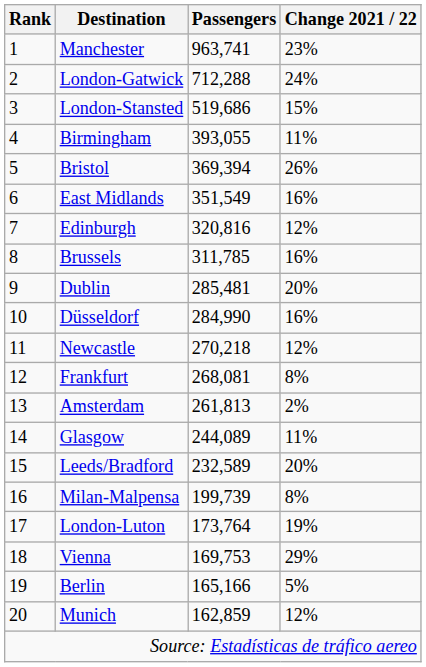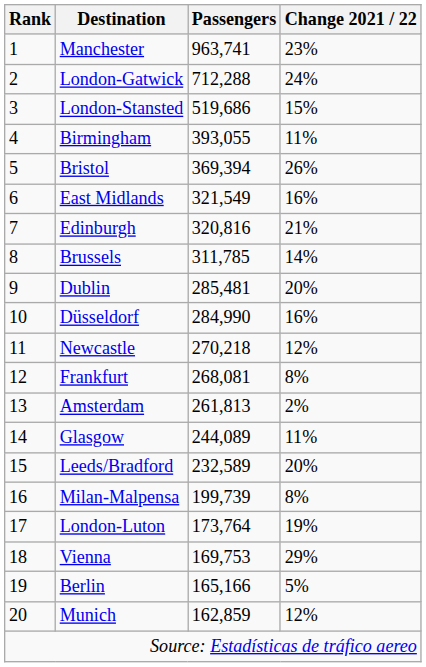(221, 198) 351,549 -> (221, 198) 321,549
(301, 227) 12% -> (301, 227) 21%
(301, 257) 16% -> (301, 257) 14%
